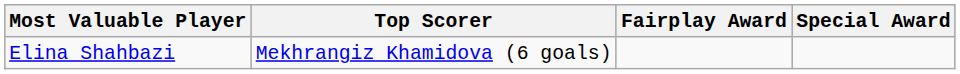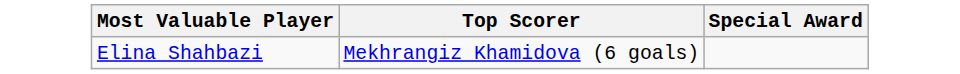- column: (704, 21)
